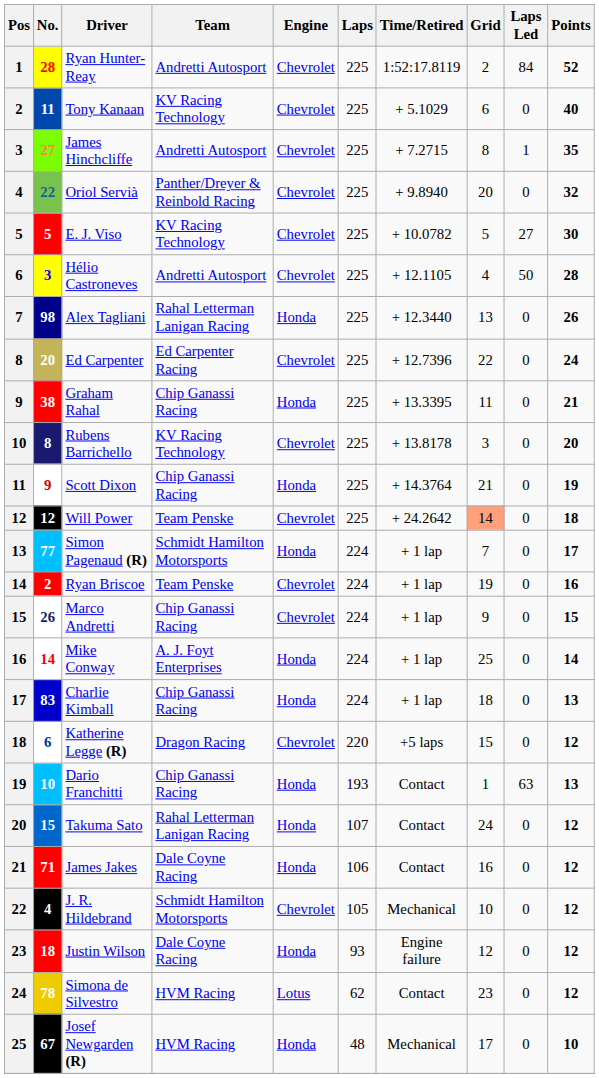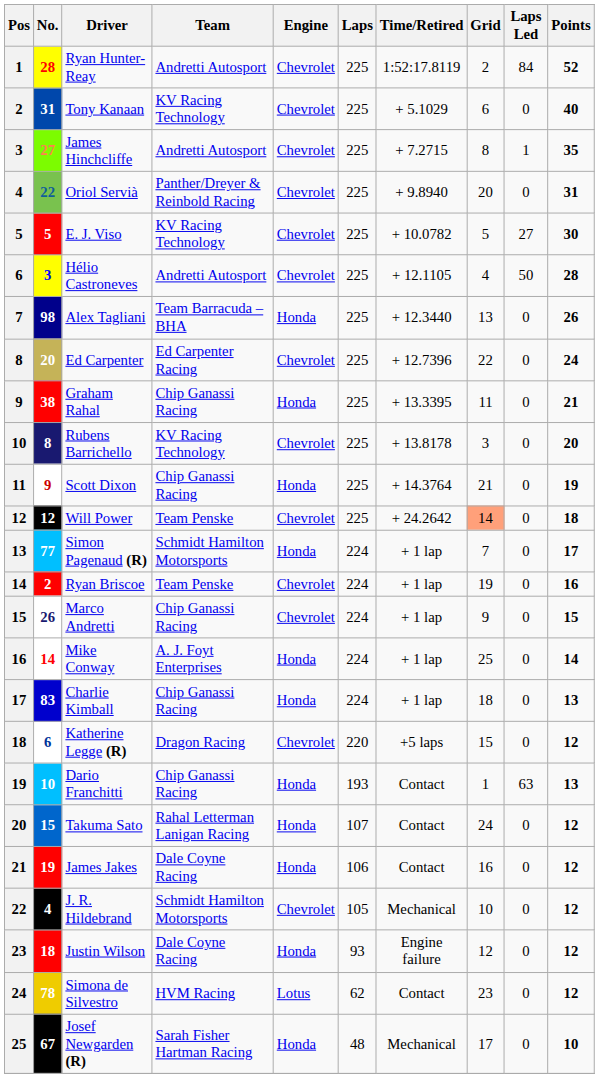(48, 109) 11 -> (48, 109) 31
(571, 192) 32 -> (571, 192) 31
(205, 317) Rahal Letterman Lanigan Racing -> (209, 317) Team Barracuda – BHA
(48, 867) 71 -> (48, 867) 19
(195, 1043) HVM Racing -> (204, 1043) Sarah Fisher Hartman Racing
